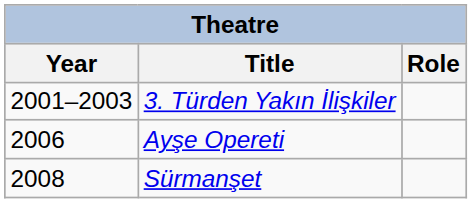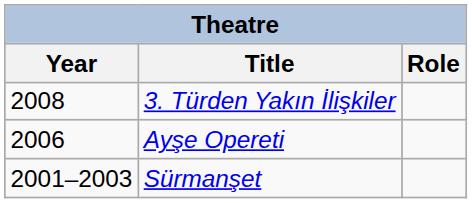(71, 101) 2001–2003 -> (38, 101) 2008
(38, 178) 2008 -> (71, 178) 2001–2003
